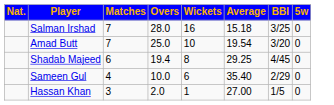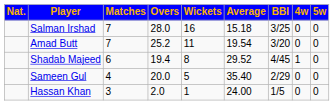+ column: (302, 12)
(160, 44) 25.0 -> (160, 44) 25.2
(189, 44) 10 -> (189, 44) 11
(239, 60) 29.25 -> (239, 60) 29.52
(160, 76) 10.0 -> (160, 76) 20.0
(187, 76) 6 -> (187, 76) 5
(239, 92) 27.00 -> (239, 92) 24.00
